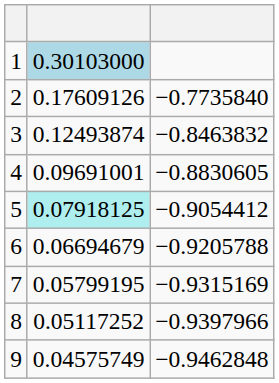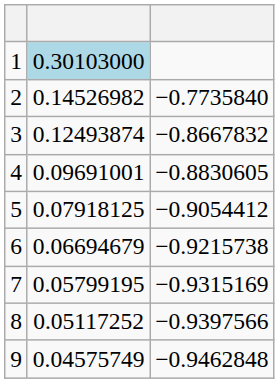(89, 97) 0.17609126 -> (89, 97) 0.14526982
(212, 135) −0.8463832 -> (212, 135) −0.8667832
(89, 209) paleturquoise background -> (89, 209) no background
(212, 246) −0.9205788 -> (212, 246) −0.9215738
(212, 321) −0.9397966 -> (212, 321) −0.9397566
